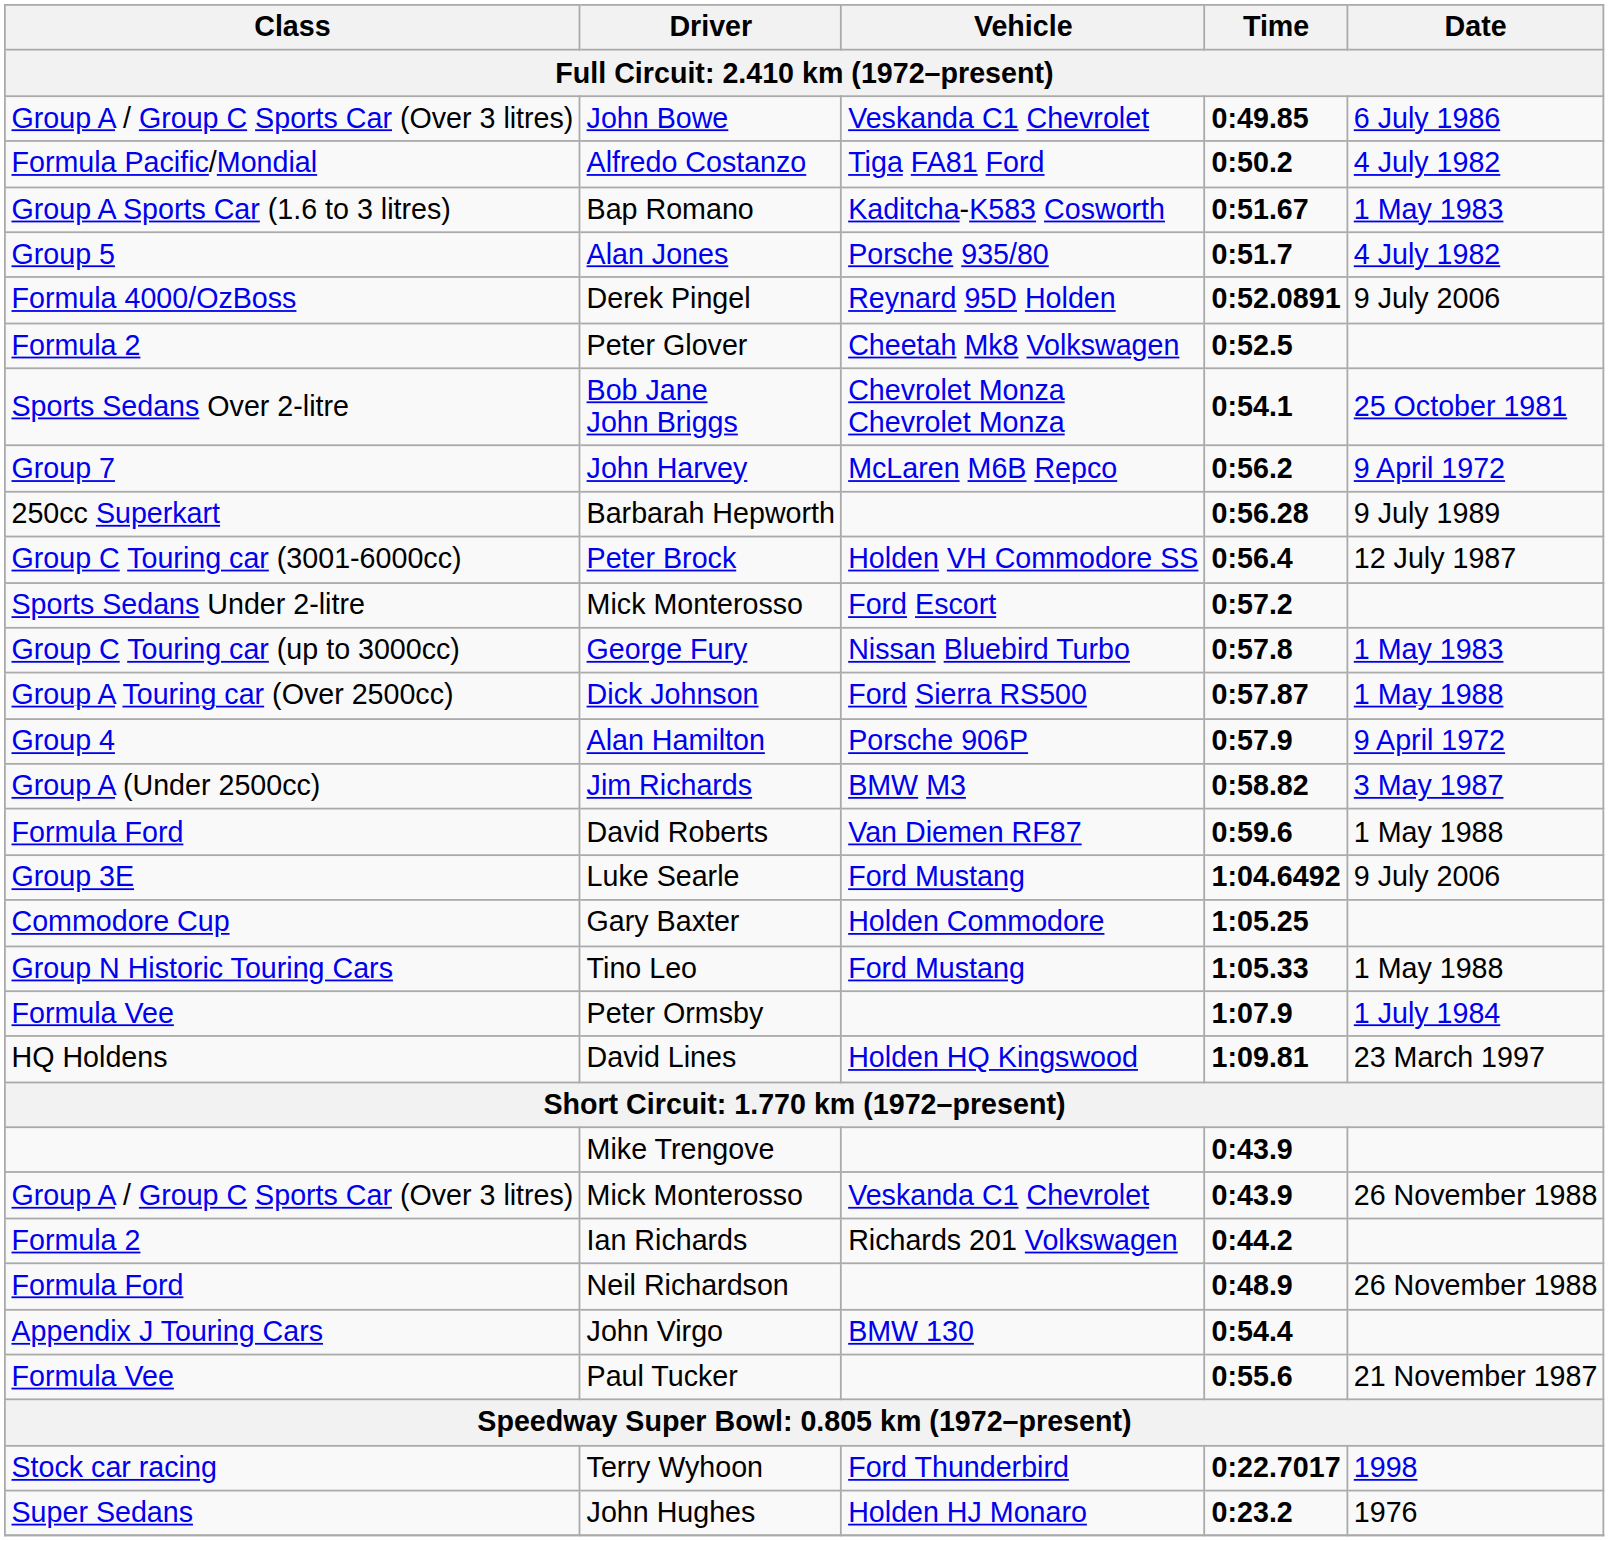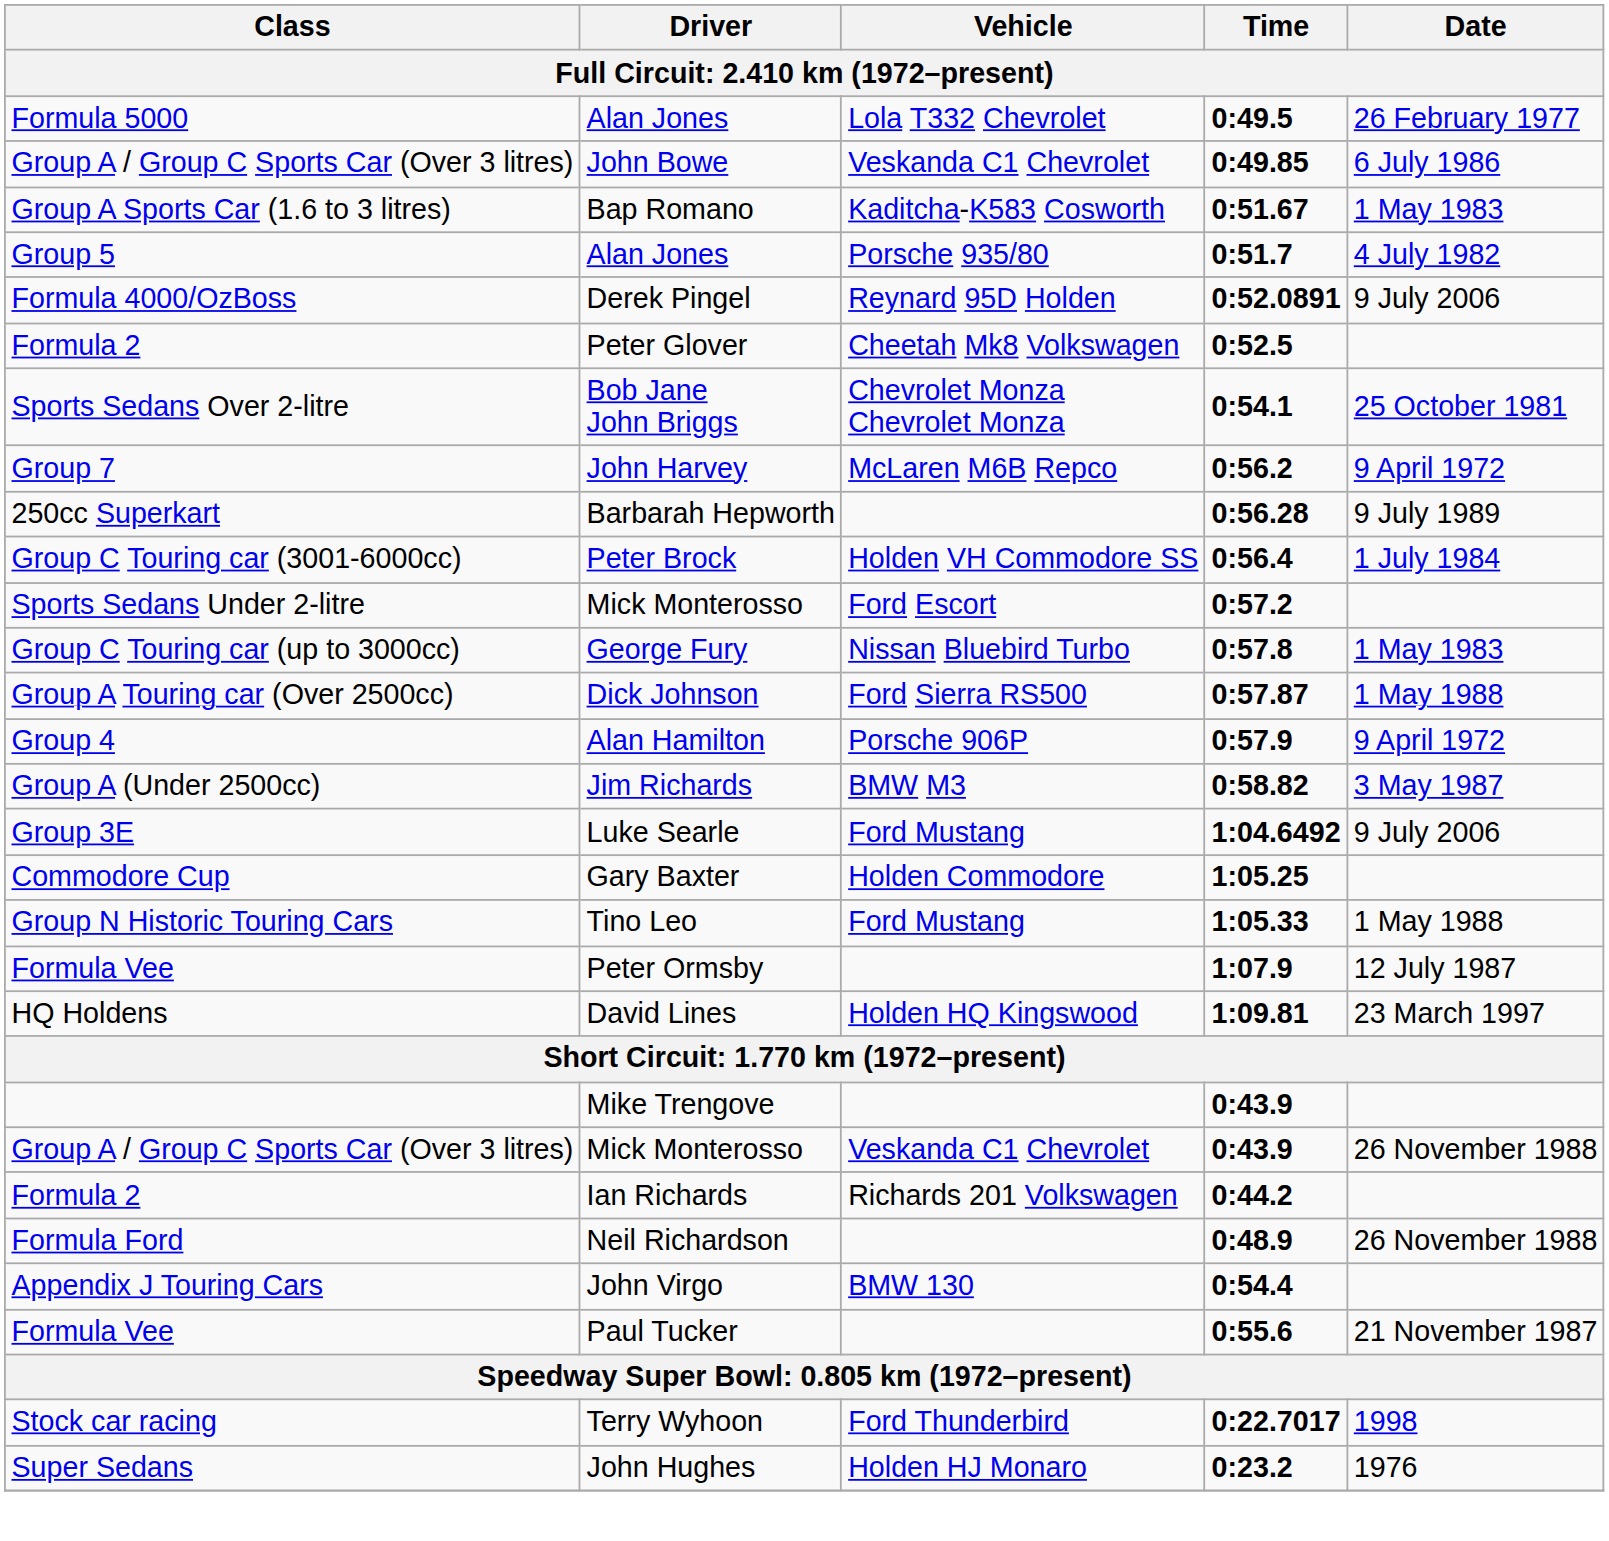+ row: (657, 118)
- row: (696, 163)
(1435, 559) 12 July 1987 -> (1427, 559) 1 July 1984
- row: (677, 831)
(1427, 1013) 1 July 1984 -> (1435, 967) 12 July 1987
